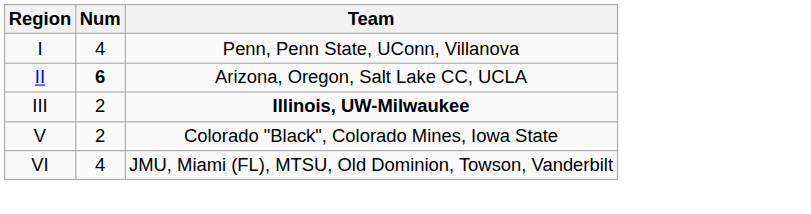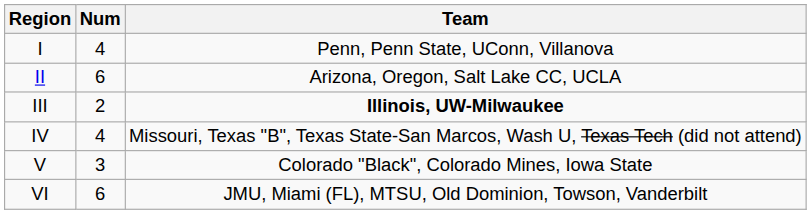(100, 77) bold -> (100, 77) normal
+ row: (40, 135)
(100, 135) 2 -> (100, 164) 3
(100, 164) 4 -> (100, 194) 6
